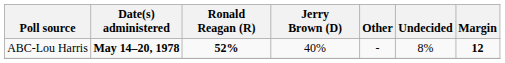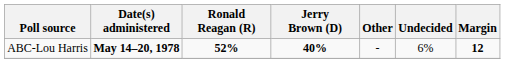(315, 48) normal -> (315, 48) bold
(425, 48) 8% -> (425, 48) 6%
